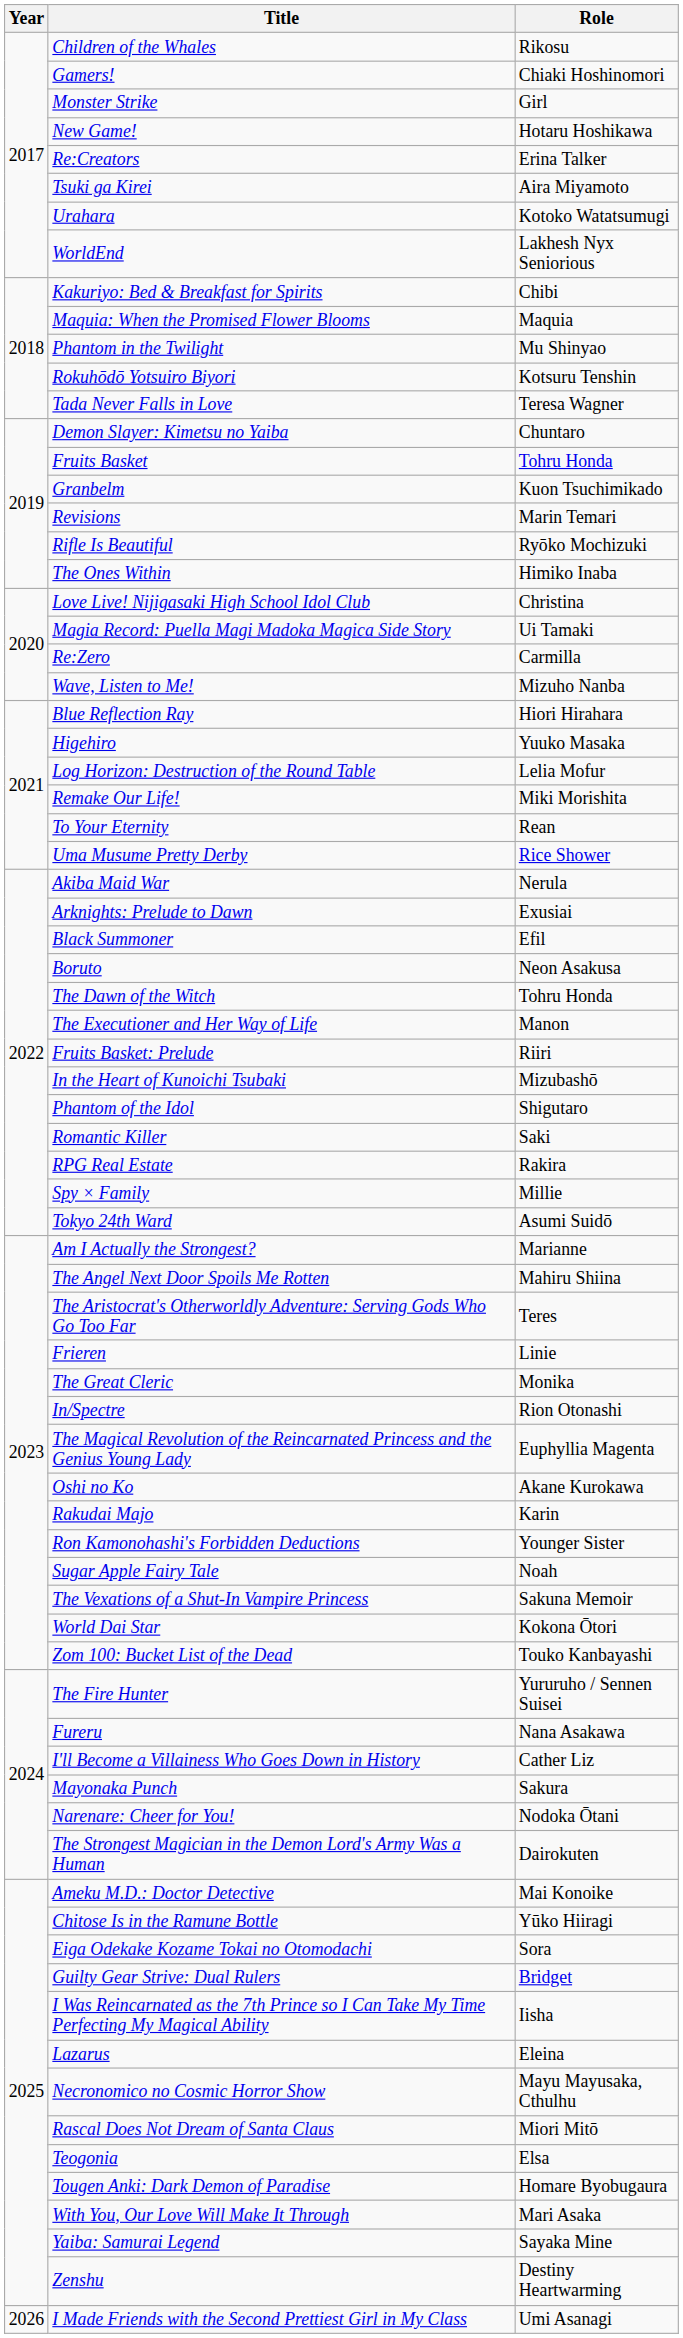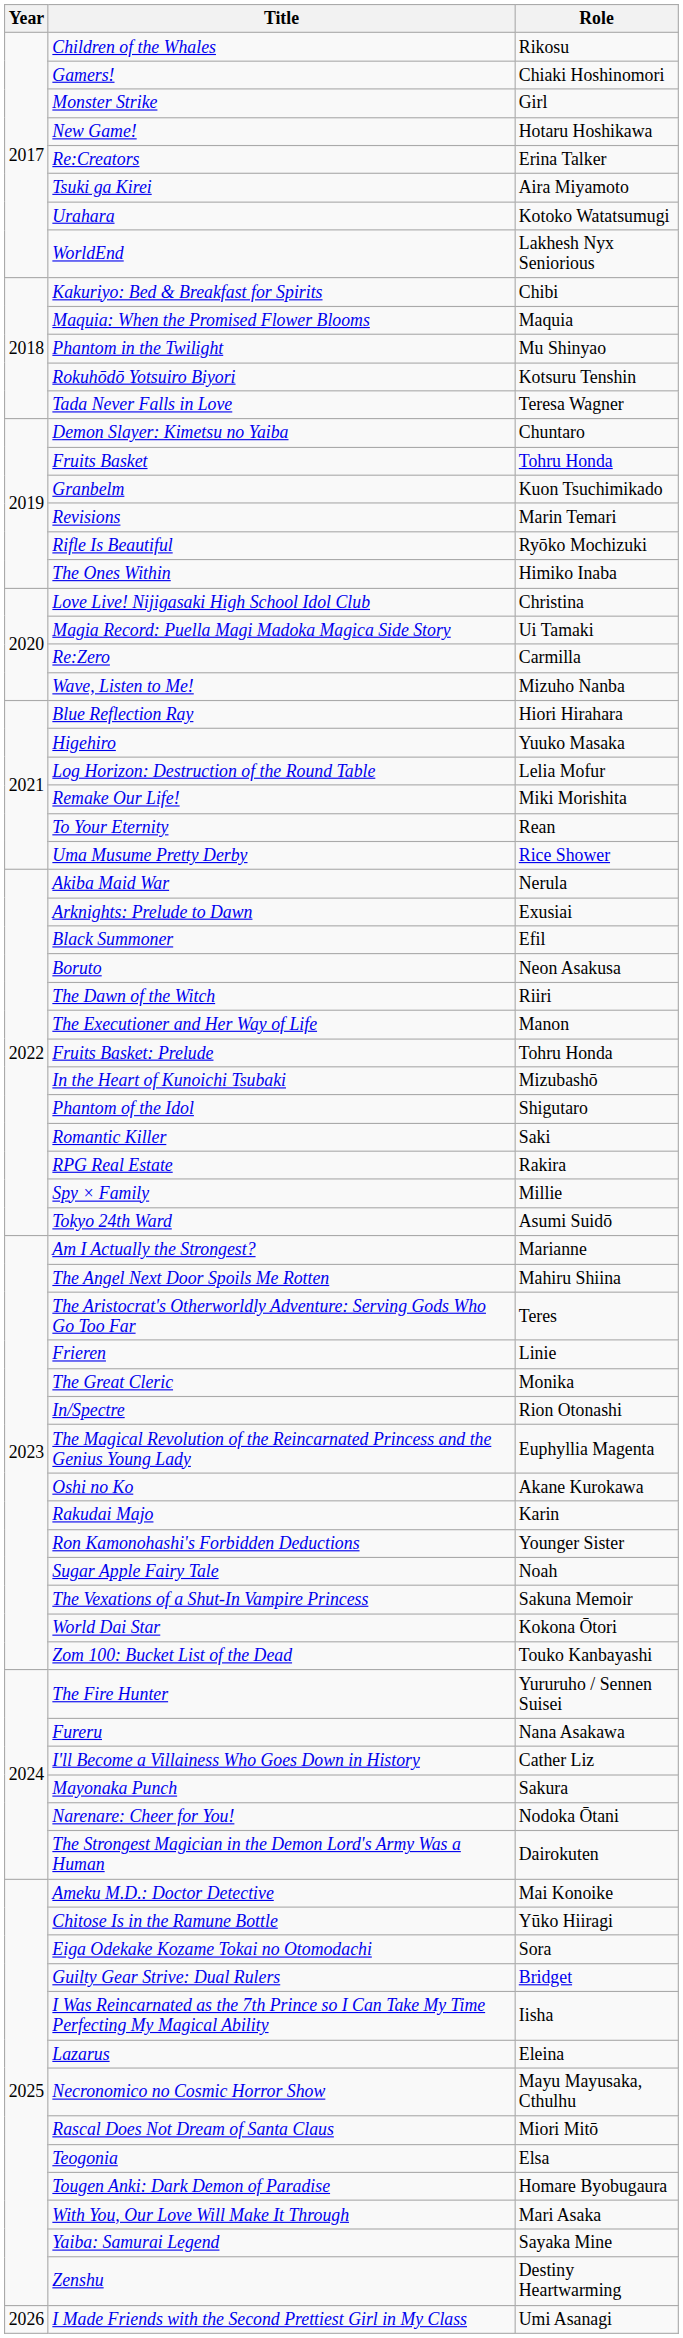(566, 996) Tohru Honda -> (535, 996) Riiri
(535, 1052) Riiri -> (566, 1052) Tohru Honda
